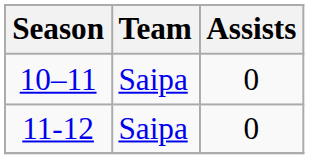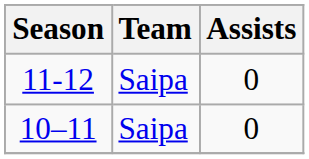rows swapped: (58, 78) <-> (58, 128)
